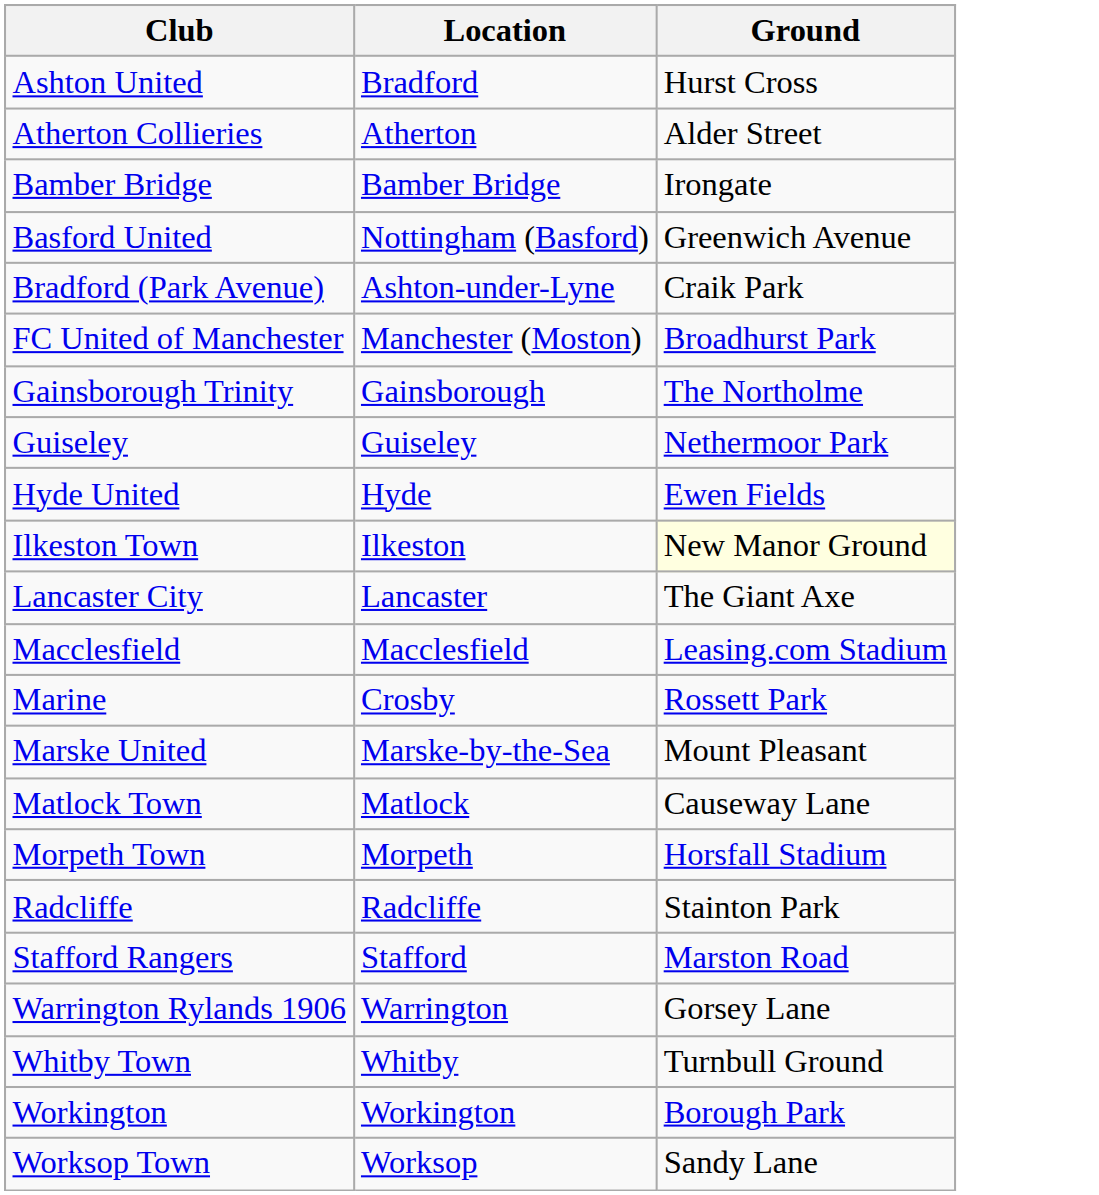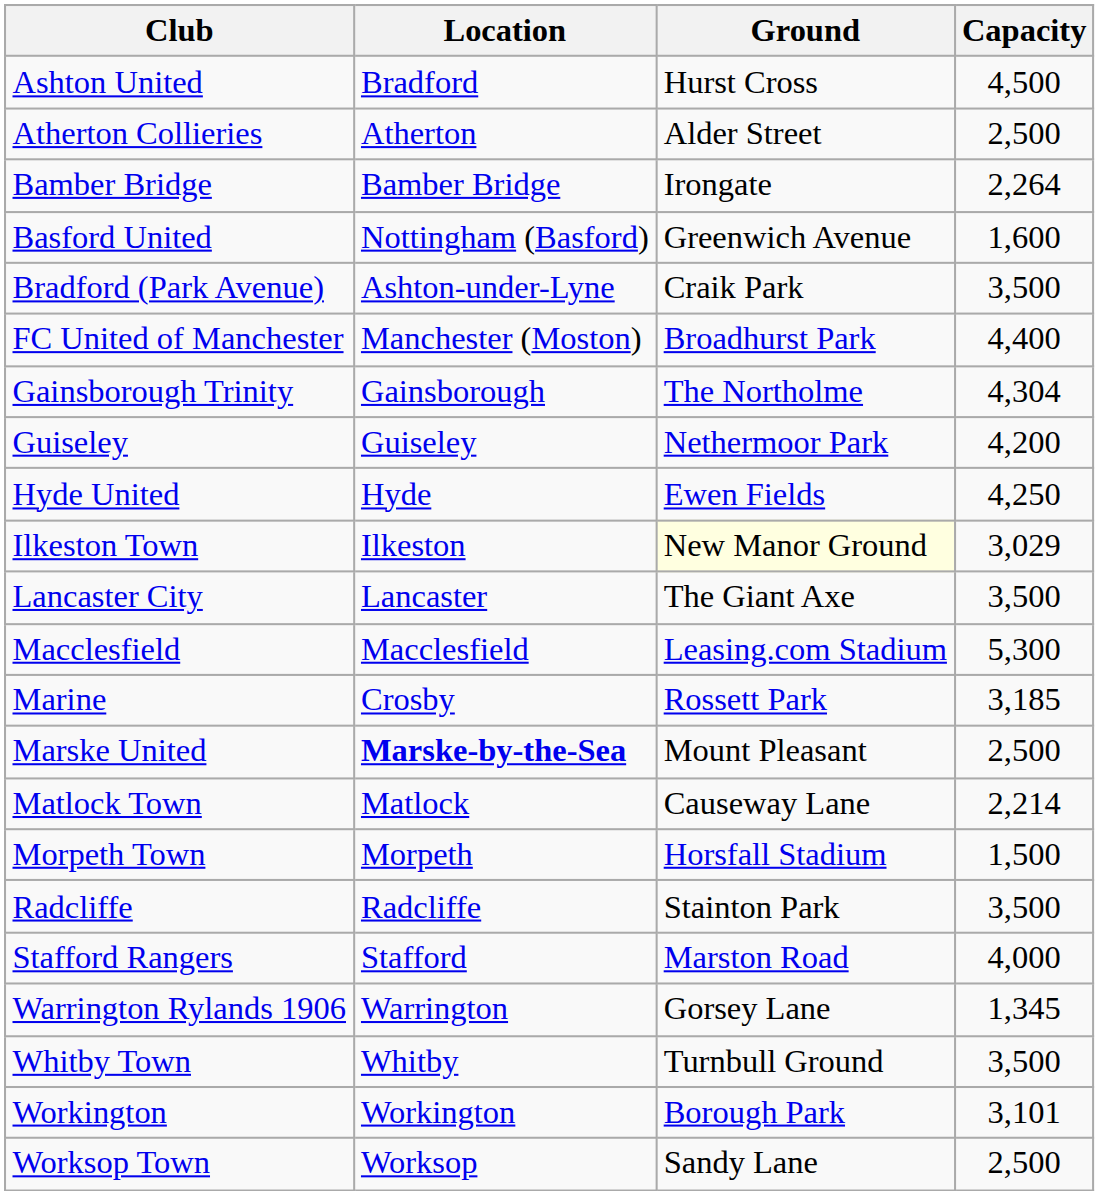+ column: (1024, 30)
(485, 751) normal -> (494, 751) bold
